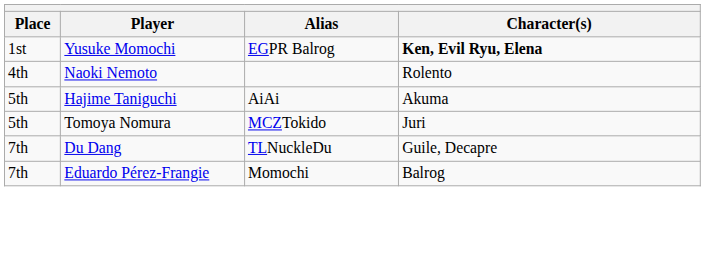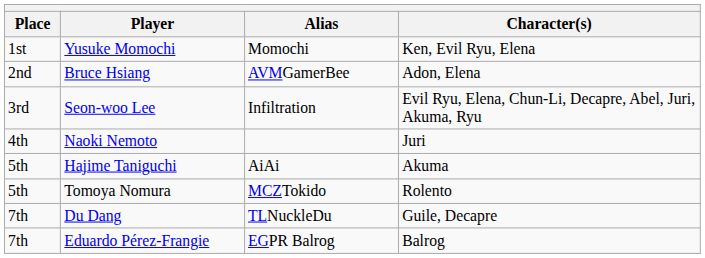(291, 49) EGPR Balrog -> (278, 49) Momochi
(472, 49) bold -> (469, 49) normal
+ row: (107, 73)
+ row: (110, 107)
(427, 73) Rolento -> (414, 141) Juri
(414, 123) Juri -> (427, 191) Rolento
(278, 173) Momochi -> (291, 240) EGPR Balrog
